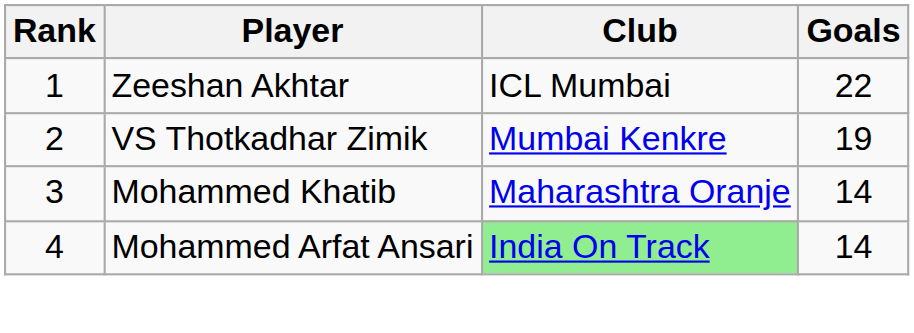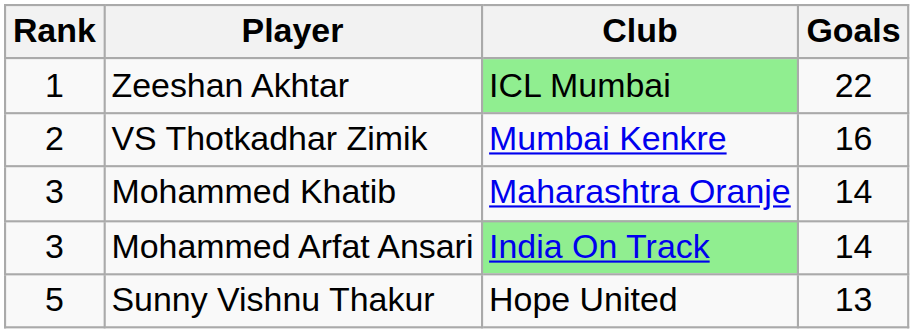(580, 85) no background -> (580, 85) lightgreen background
(854, 138) 19 -> (854, 138) 16
(54, 246) 4 -> (54, 246) 3
+ row: (273, 300)
